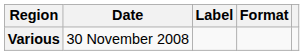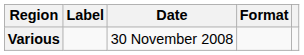columns swapped: (128, 15) <-> (214, 15)
